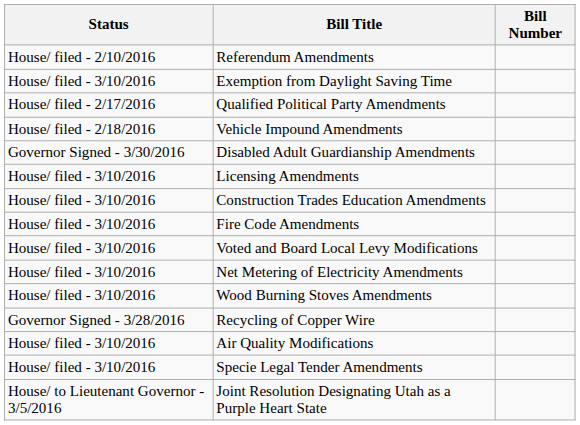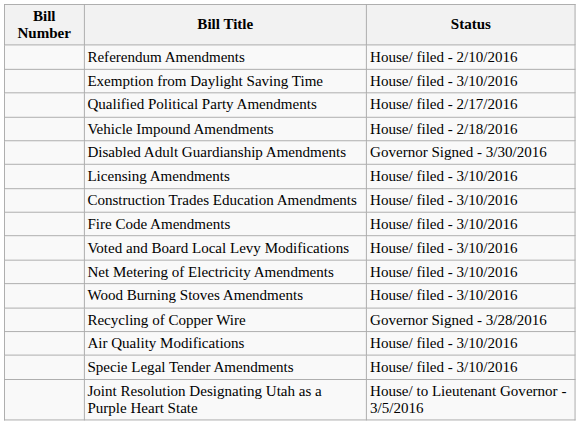columns swapped: (535, 24) <-> (109, 24)
